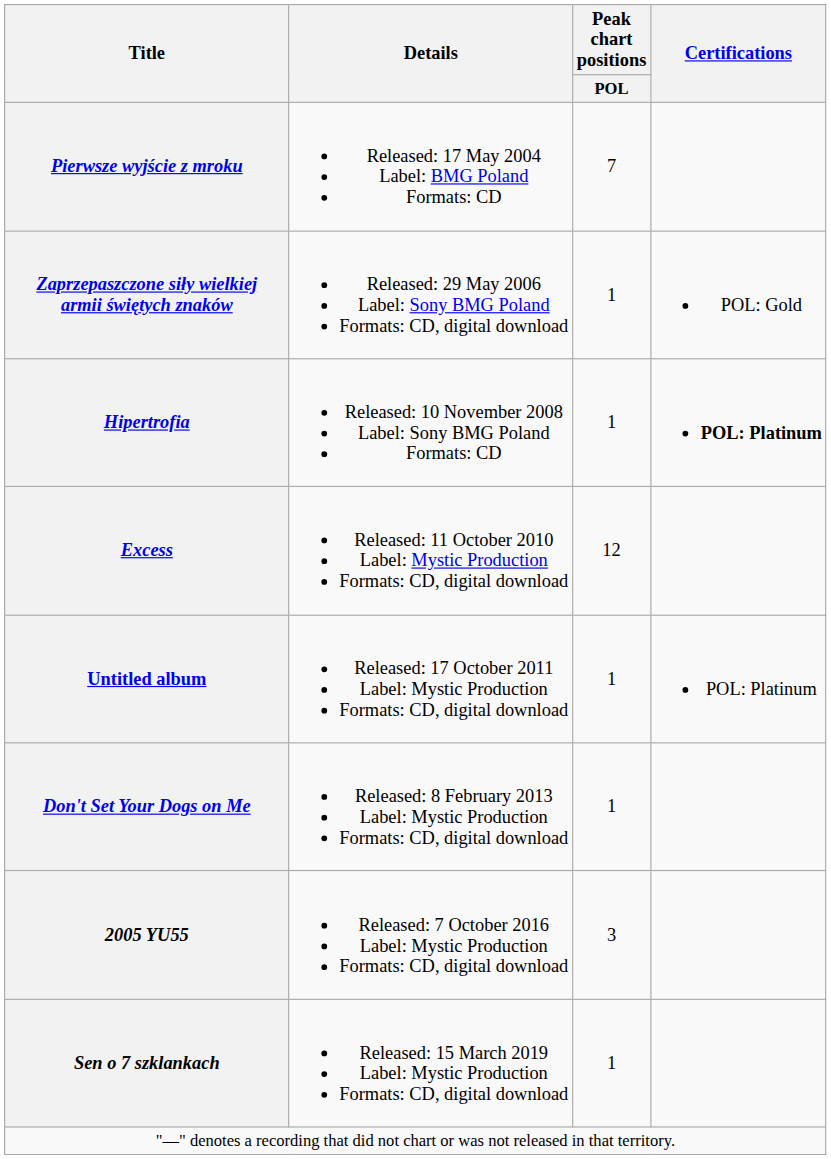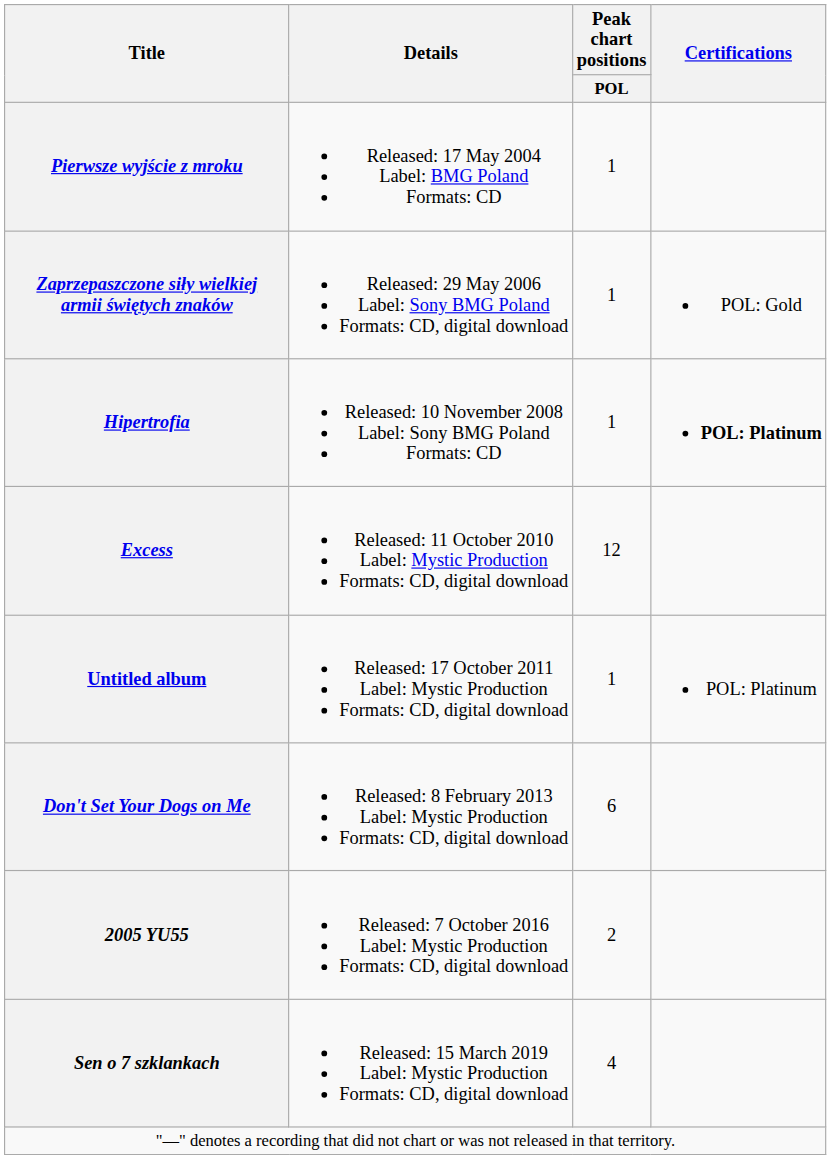(612, 166) 7 -> (612, 166) 1
(612, 806) 1 -> (612, 806) 6
(612, 934) 3 -> (612, 934) 2
(612, 1063) 1 -> (612, 1063) 4
